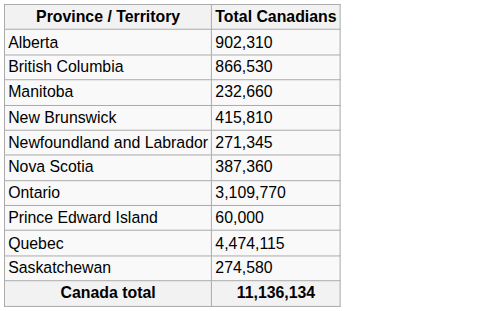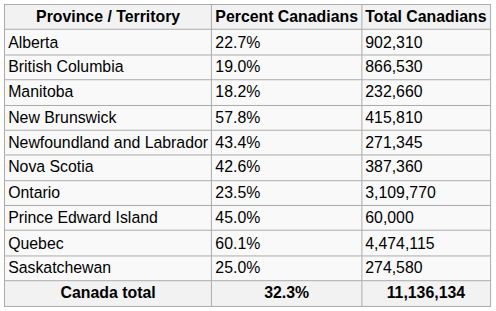+ column: (287, 17)
